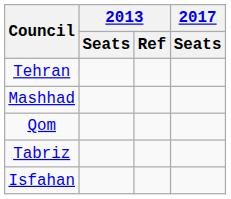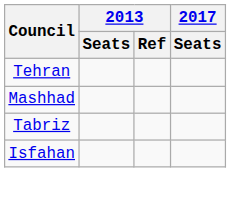- row: (42, 126)
